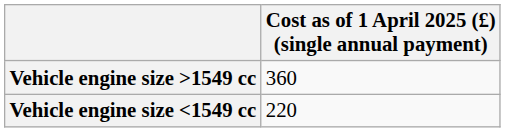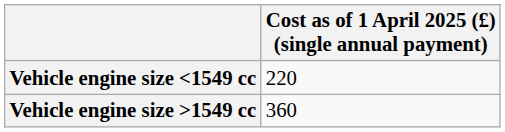rows swapped: (133, 110) <-> (133, 77)
